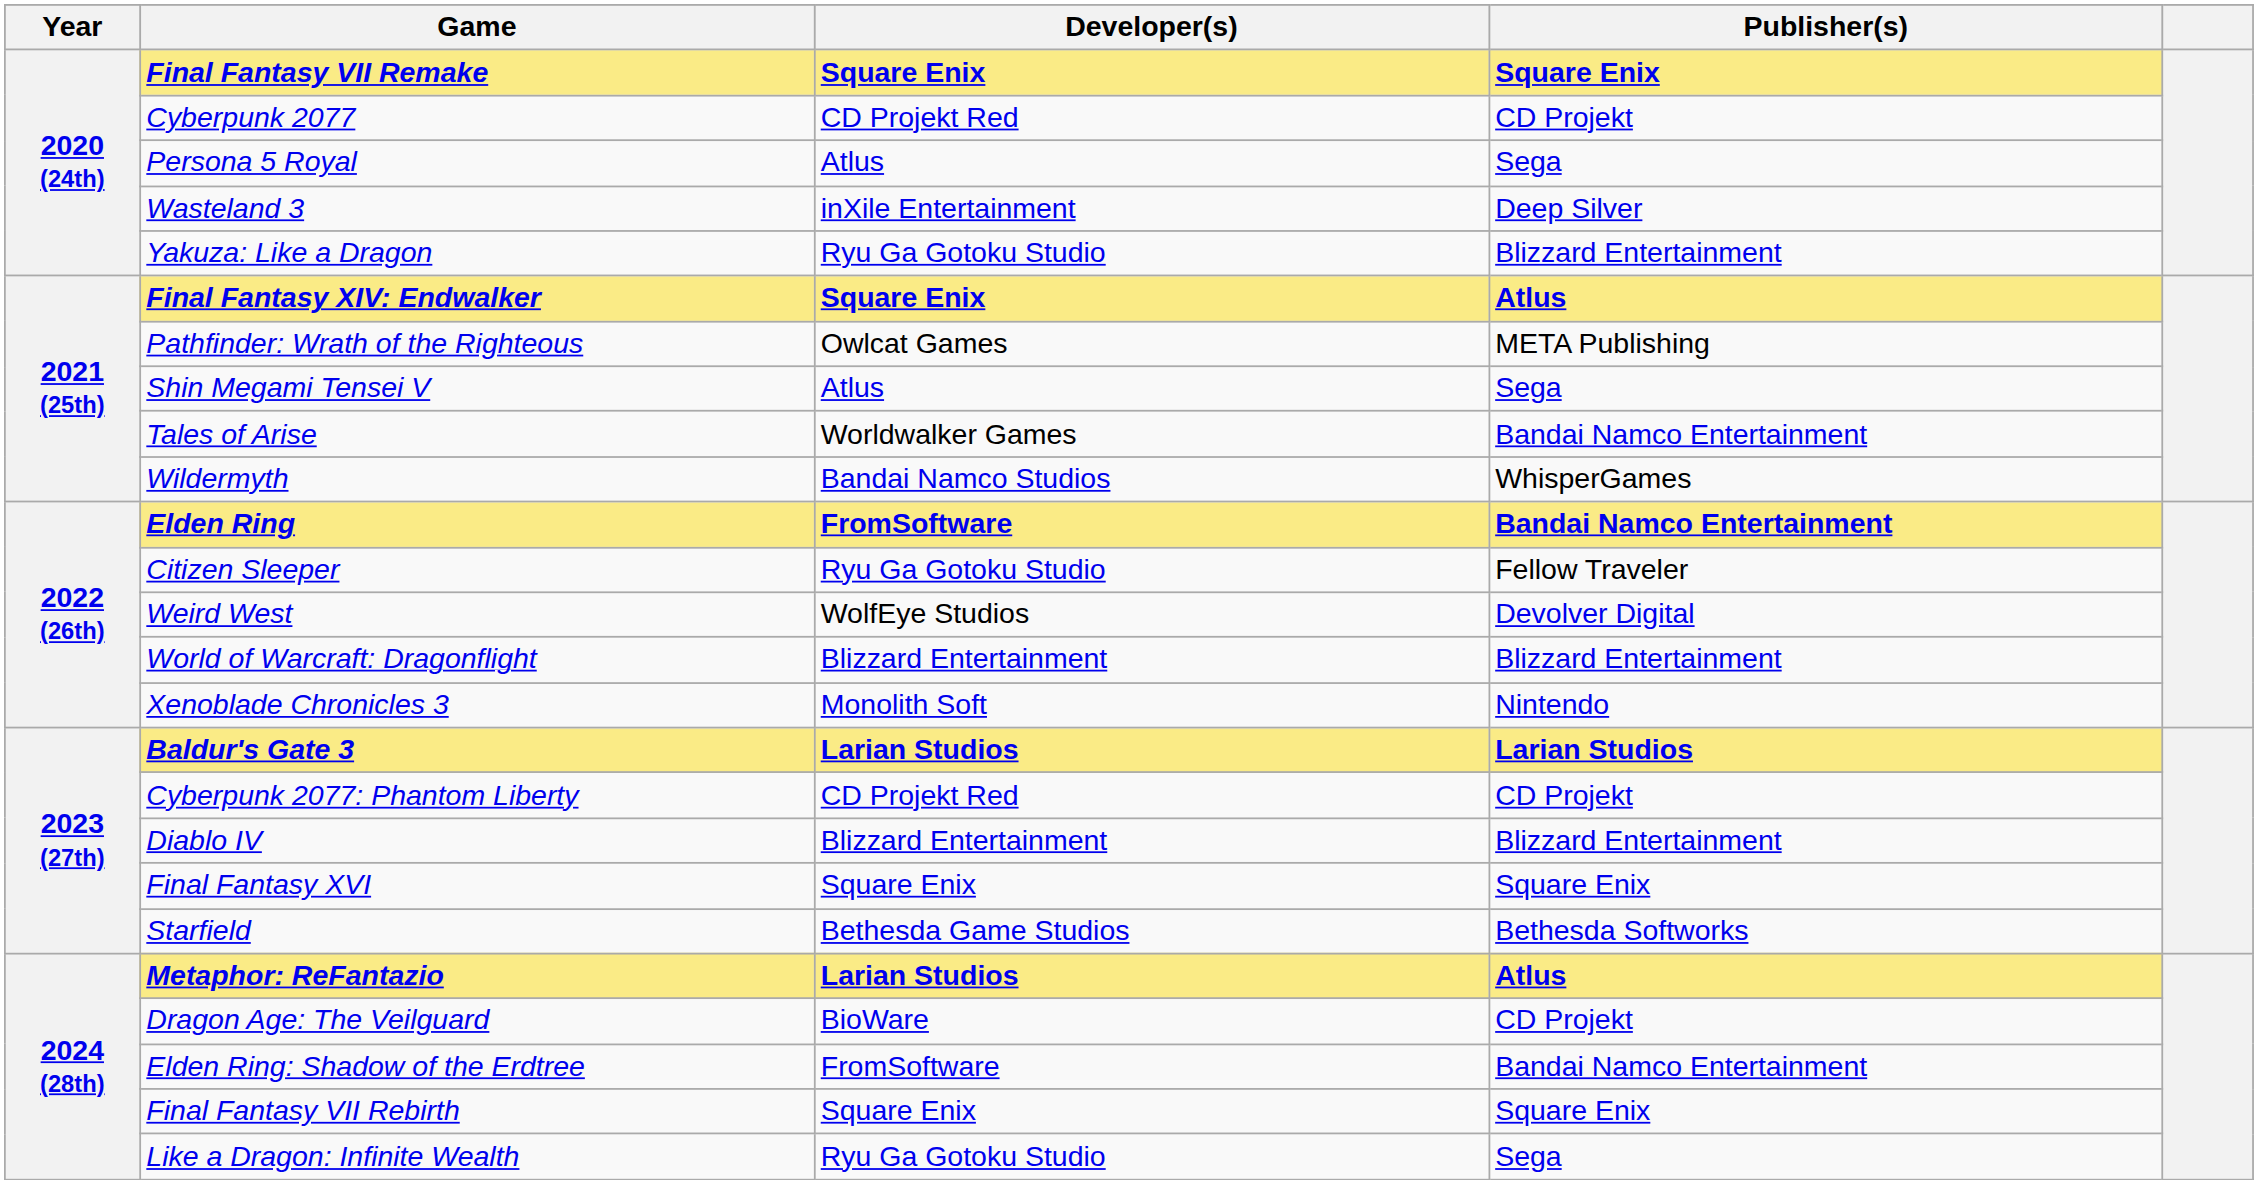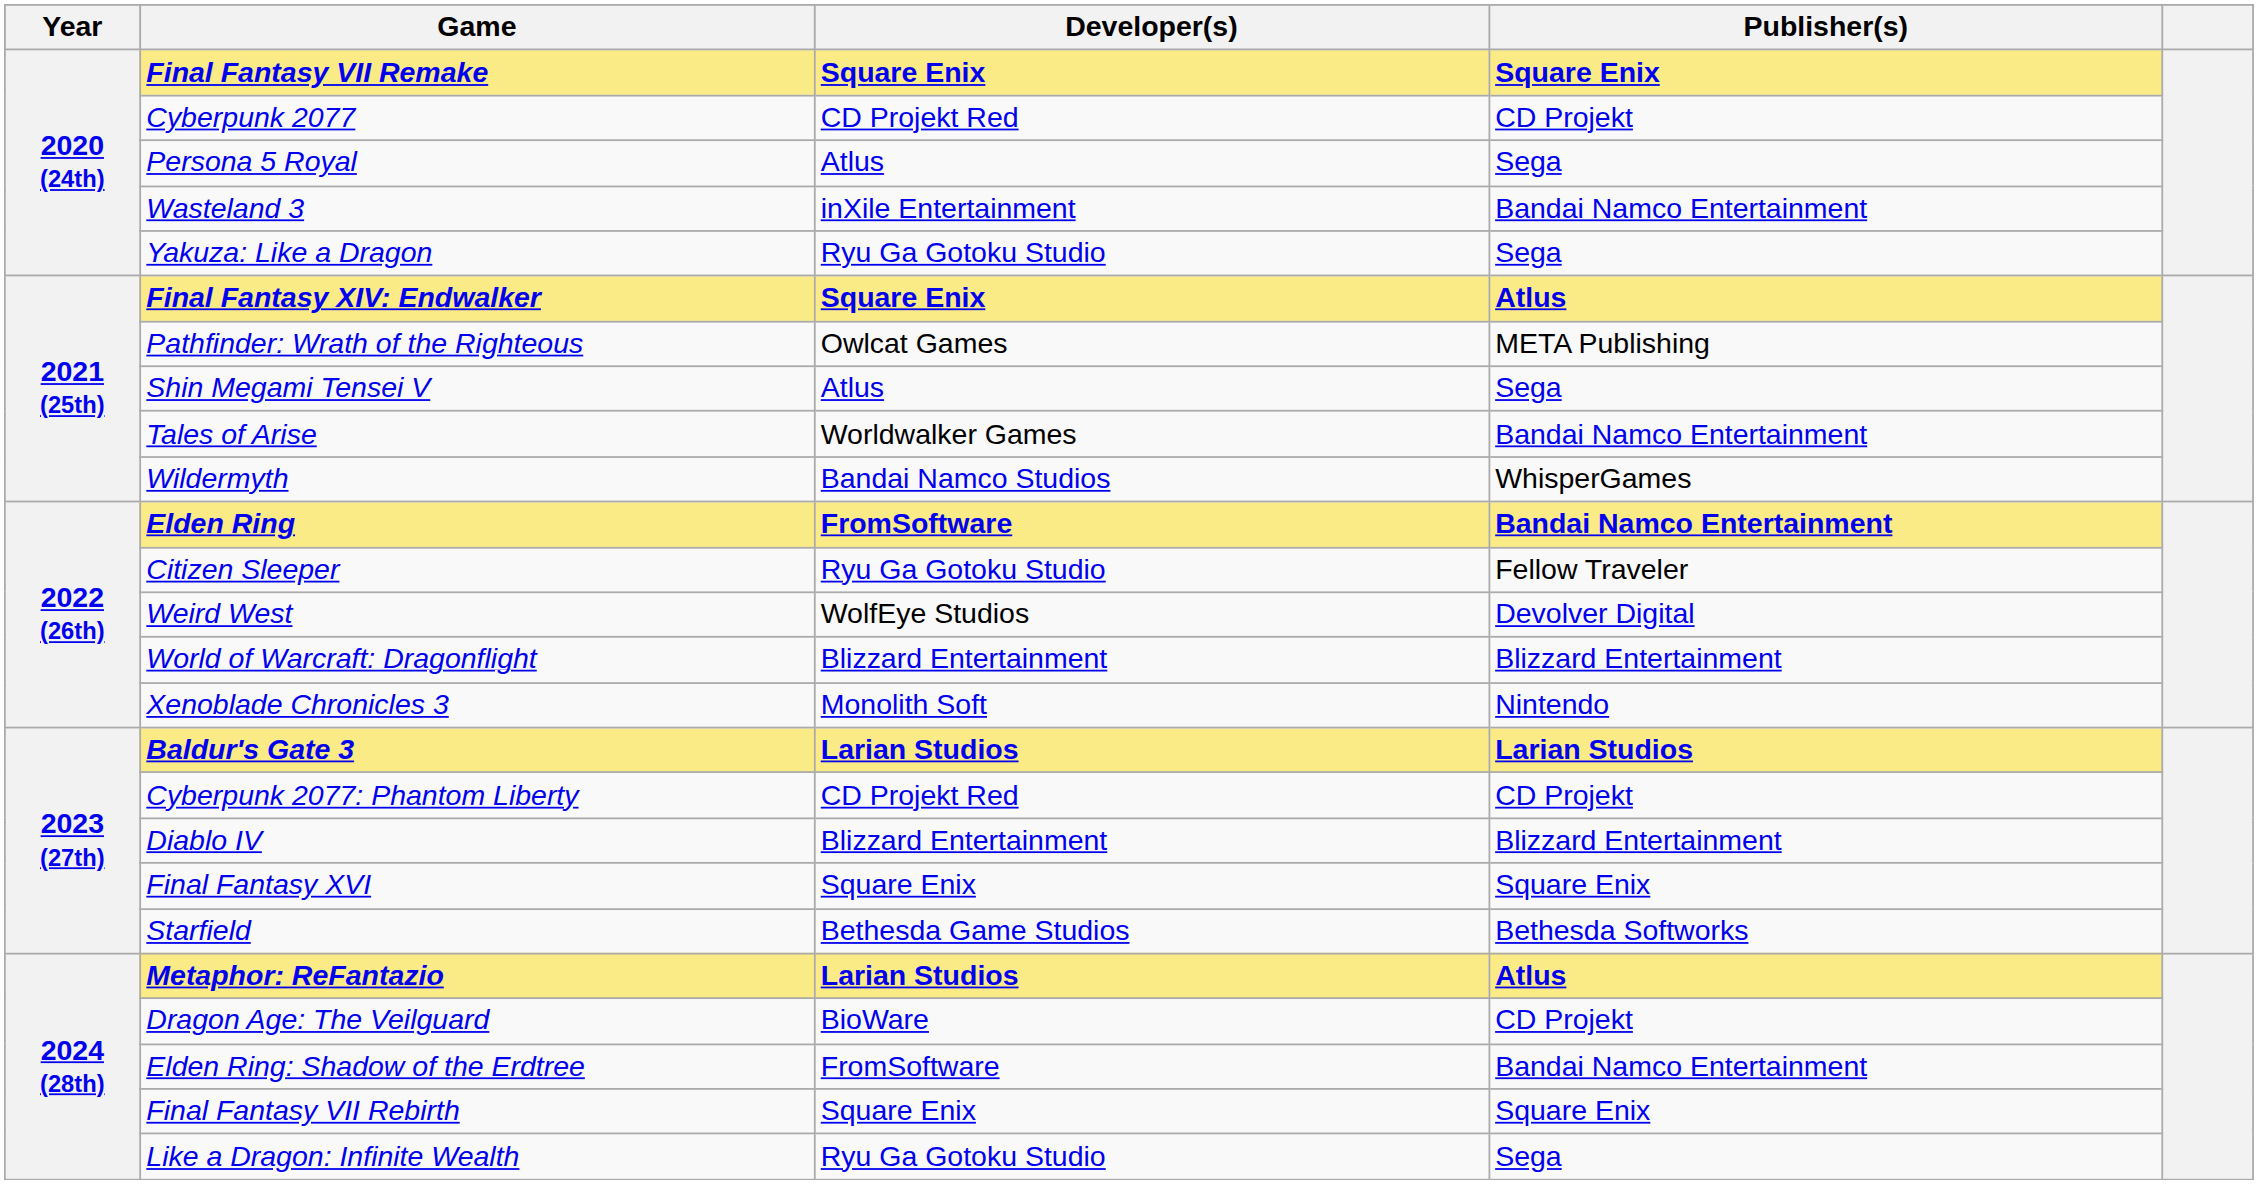(1569, 207) Deep Silver -> (1681, 207) Bandai Namco Entertainment
(1638, 252) Blizzard Entertainment -> (1528, 252) Sega
